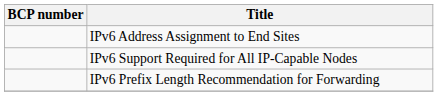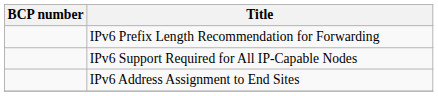rows swapped: (195, 36) <-> (235, 79)
